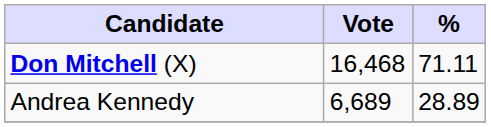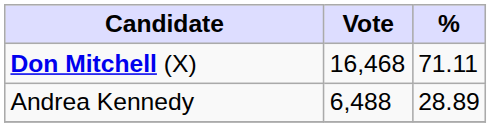(361, 102) 6,689 -> (361, 102) 6,488
